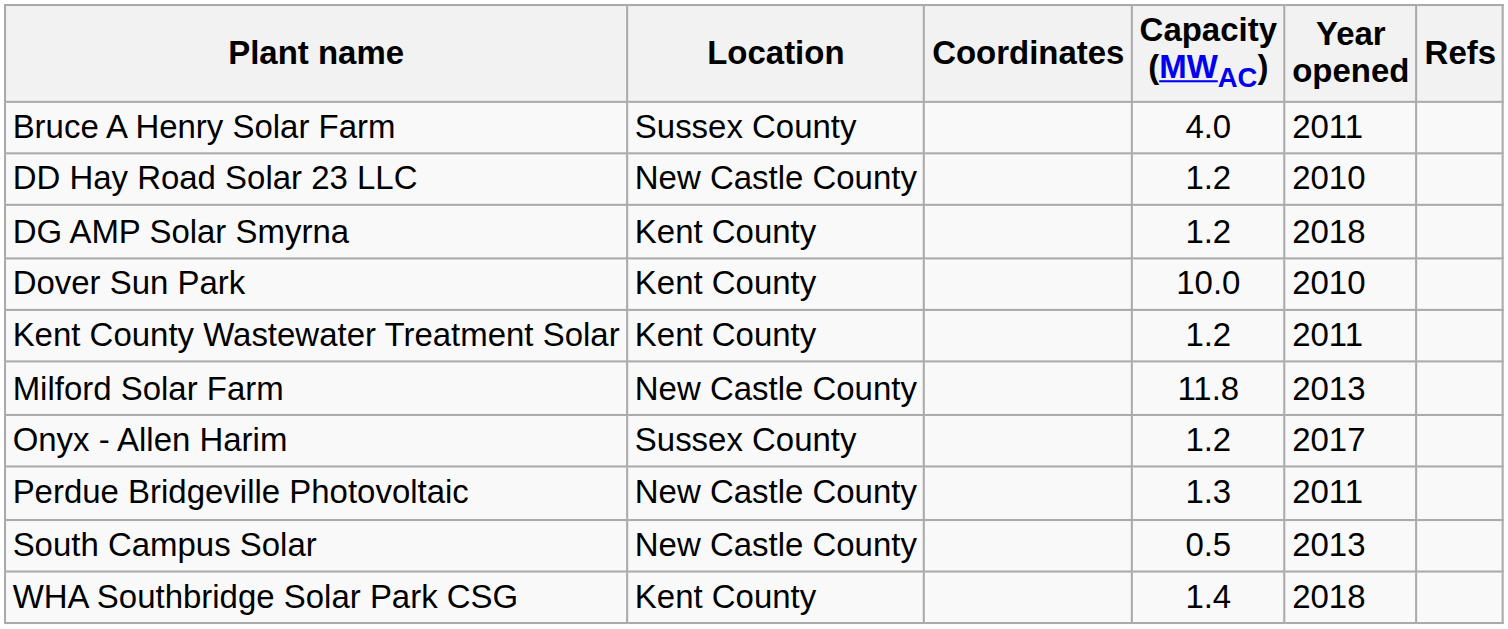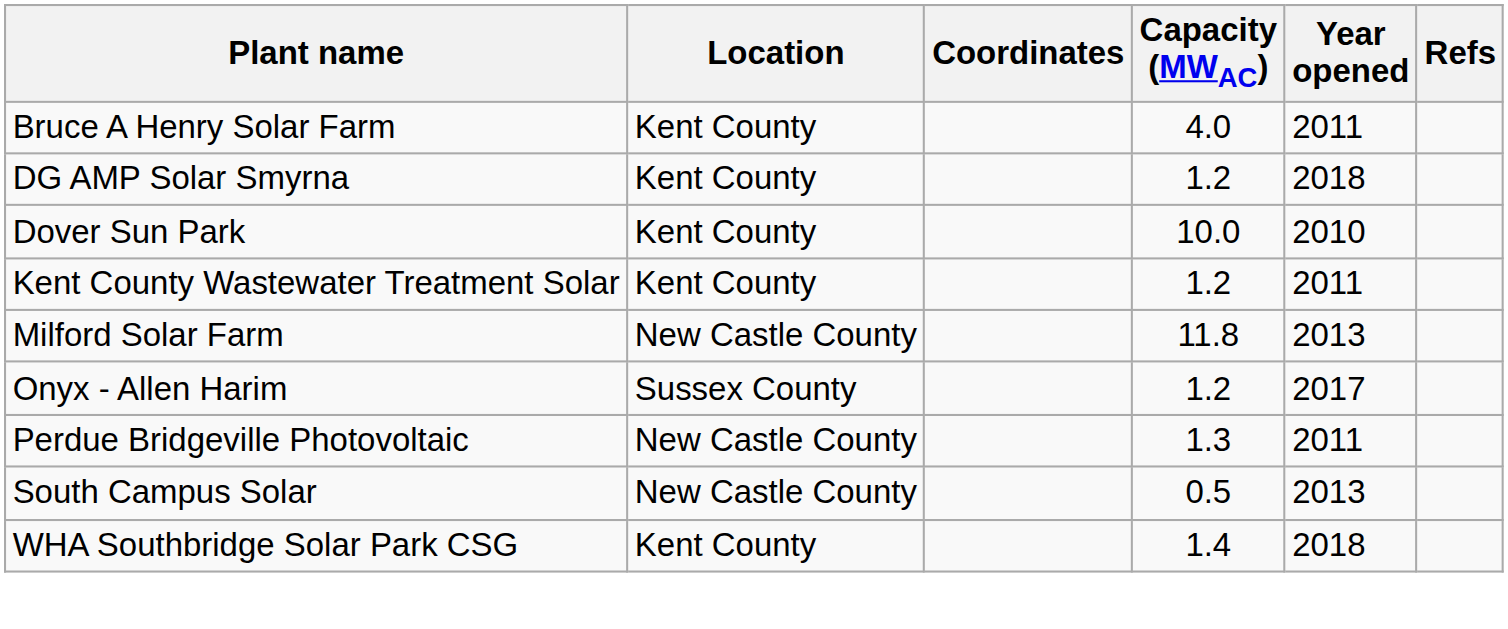(746, 126) Sussex County -> (726, 126) Kent County
- row: (215, 178)
